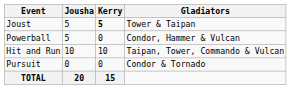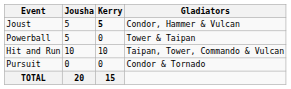(161, 24) Tower & Taipan -> (183, 24) Condor, Hammer & Vulcan
(183, 38) Condor, Hammer & Vulcan -> (161, 38) Tower & Taipan
